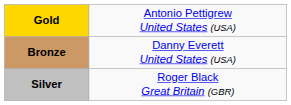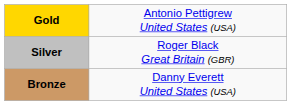rows swapped: (47, 84) <-> (47, 52)
